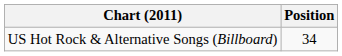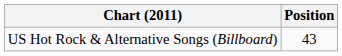(309, 39) 34 -> (309, 39) 43
